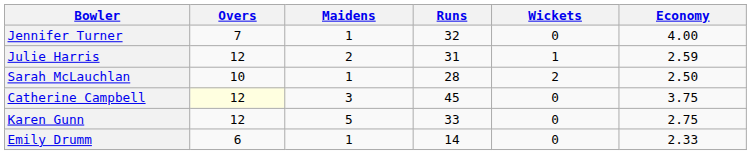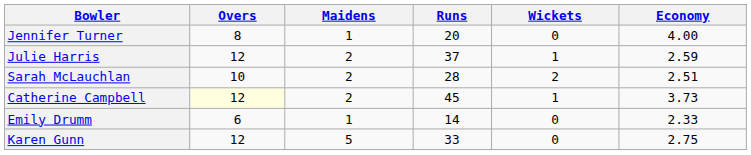(238, 36) 7 -> (238, 36) 8
(452, 36) 32 -> (452, 36) 20
(452, 56) 31 -> (452, 56) 37
(349, 77) 1 -> (349, 77) 2
(683, 77) 2.50 -> (683, 77) 2.51
(349, 98) 3 -> (349, 98) 2
(555, 98) 0 -> (555, 98) 1
(683, 98) 3.75 -> (683, 98) 3.73
rows swapped: (46, 119) <-> (50, 139)
